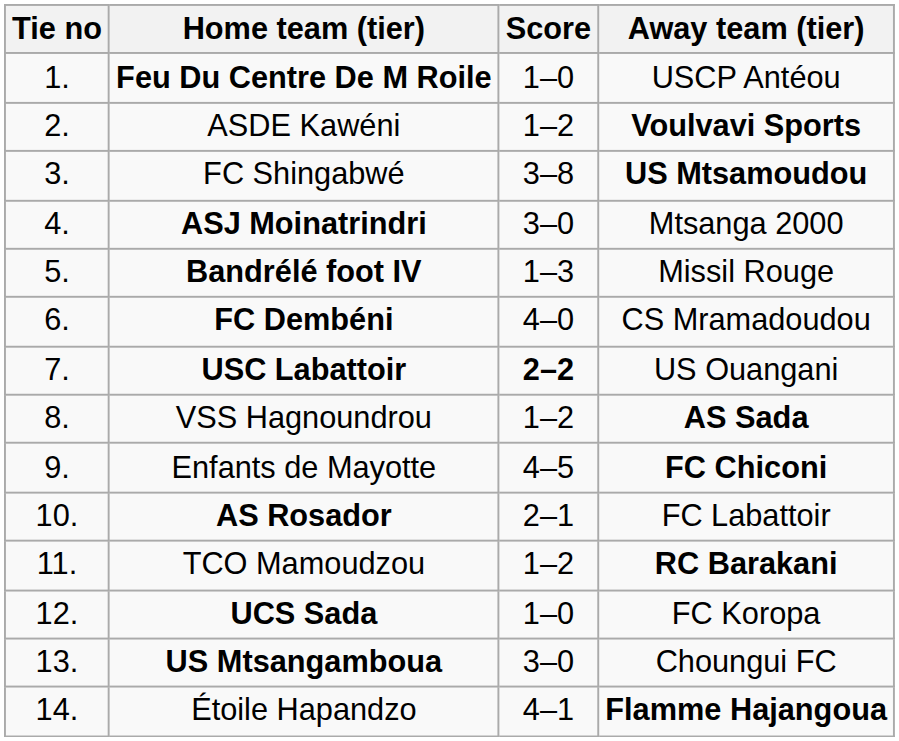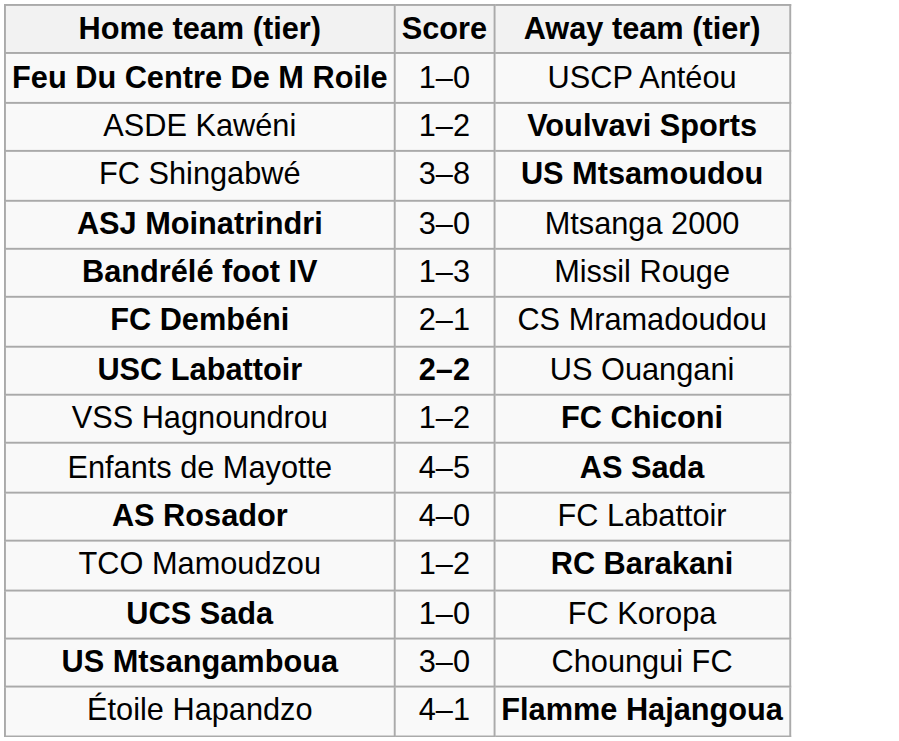- column: (57, 28)
(548, 321) 4–0 -> (444, 321) 2–1
(746, 418) AS Sada -> (642, 418) FC Chiconi
(746, 467) FC Chiconi -> (642, 467) AS Sada
(548, 516) 2–1 -> (444, 516) 4–0
